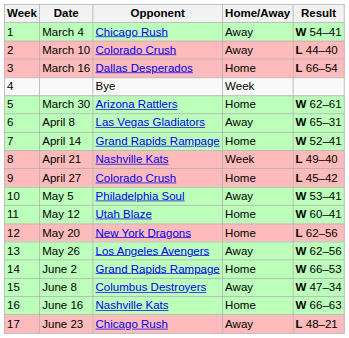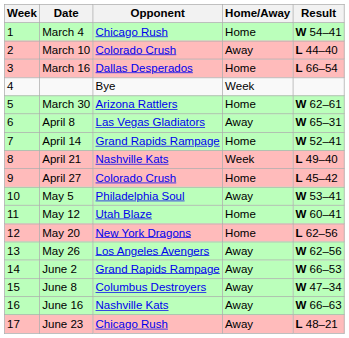(239, 31) Away -> (240, 31) Home
(240, 269) Home -> (239, 269) Away
(240, 305) Home -> (239, 305) Away
